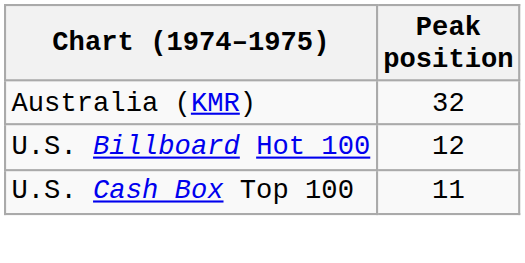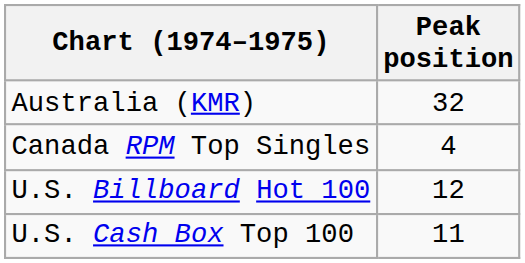+ row: (191, 147)
